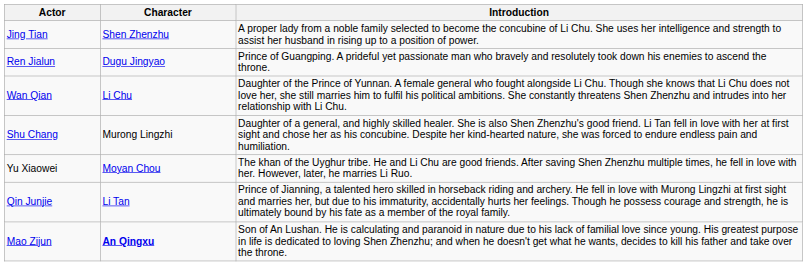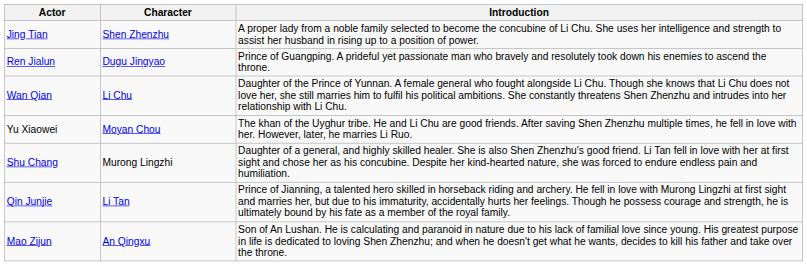rows swapped: (32, 135) <-> (32, 168)
(128, 241) bold -> (126, 241) normal
